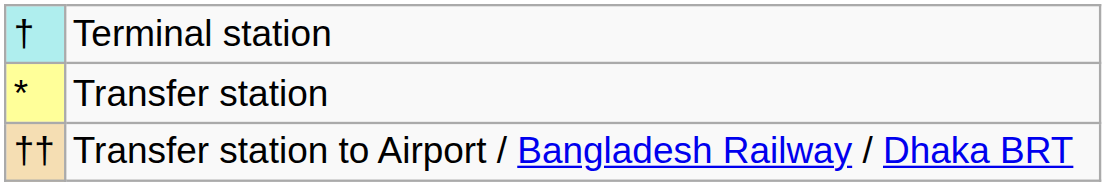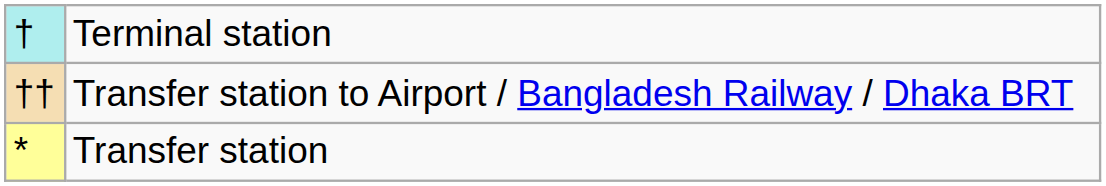rows swapped: (201, 92) <-> (573, 151)
